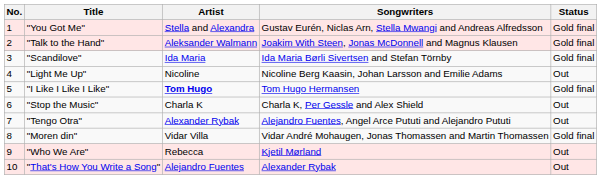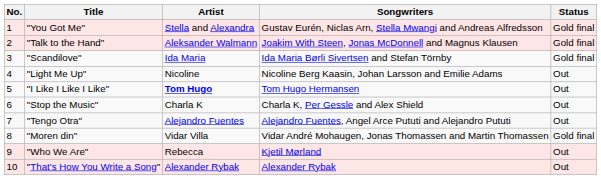(574, 89) Gold final -> (561, 89) Out
(202, 120) Alexander Rybak -> (204, 120) Alejandro Fuentes
(204, 167) Alejandro Fuentes -> (202, 167) Alexander Rybak
